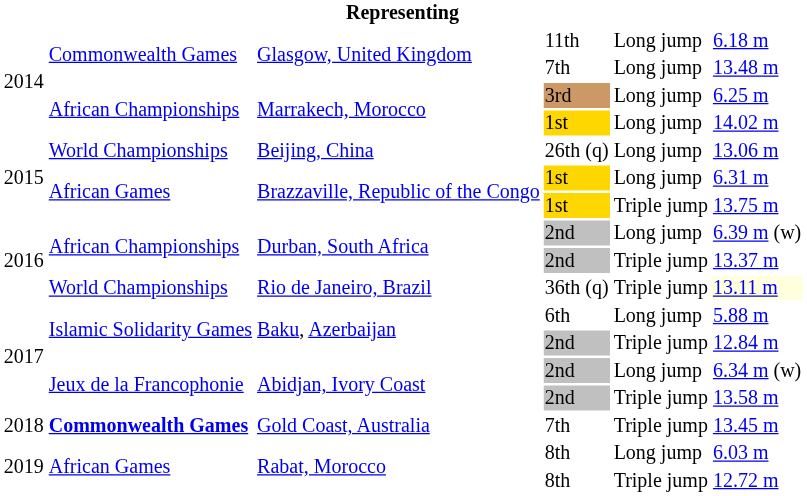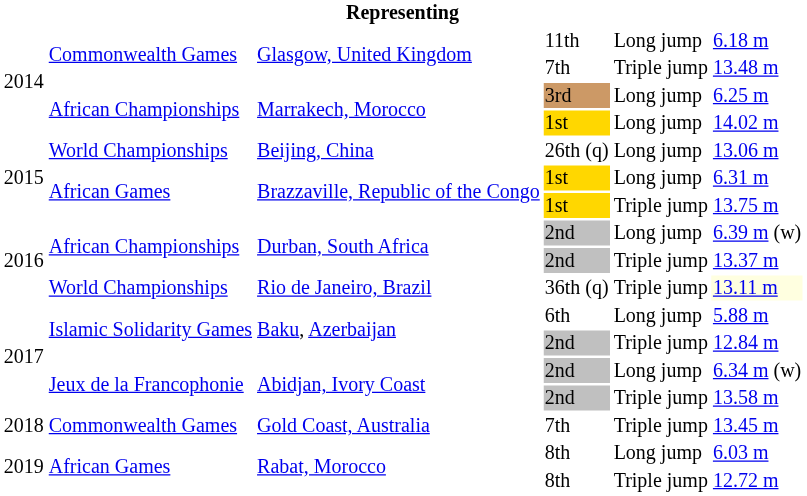(658, 67) Long jump -> (661, 67) Triple jump
(148, 425) bold -> (143, 425) normal
